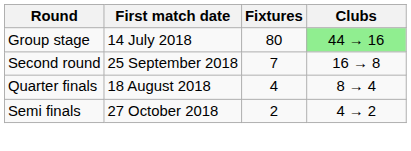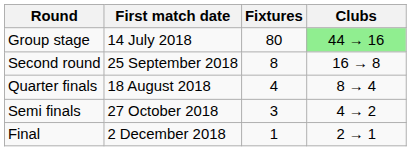(274, 63) 7 -> (274, 63) 8
(274, 110) 2 -> (274, 110) 3
+ row: (24, 134)
